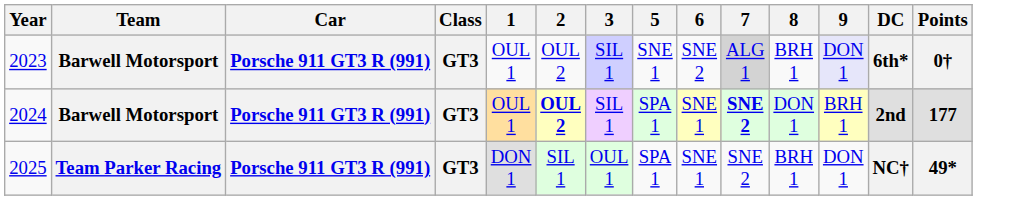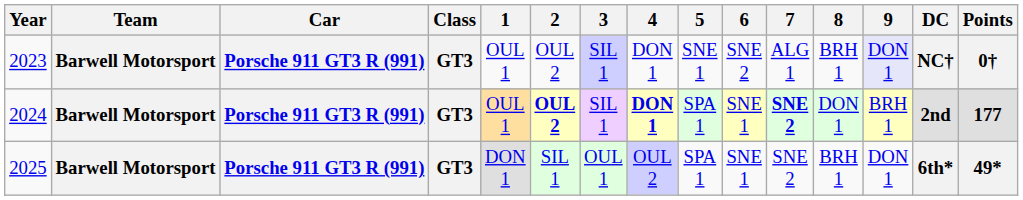+ column: (652, 19)
(745, 61) lightgrey background -> (790, 61) no background
(891, 61) 6th* -> (936, 61) NC†
(138, 167) Team Parker Racing -> (136, 167) Barwell Motorsport
(891, 167) NC† -> (936, 167) 6th*
